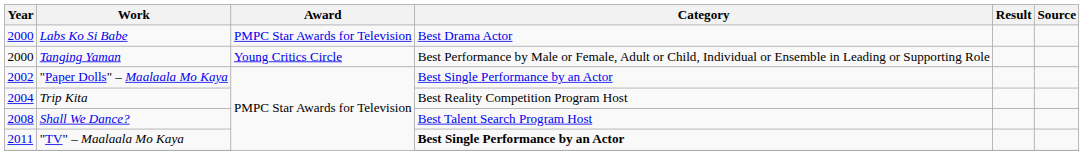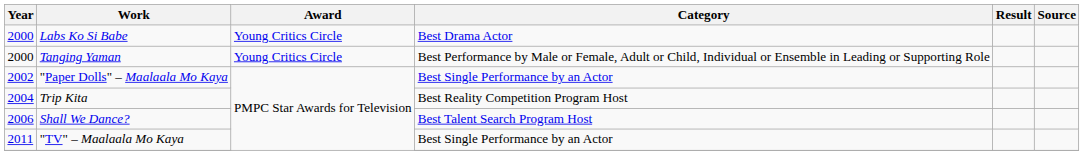(323, 35) PMPC Star Awards for Television -> (288, 35) Young Critics Circle
(21, 118) 2008 -> (21, 118) 2006
(521, 139) bold -> (515, 139) normal
